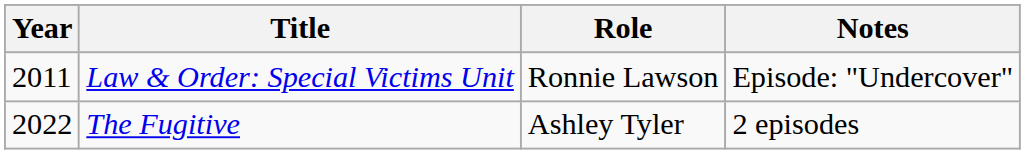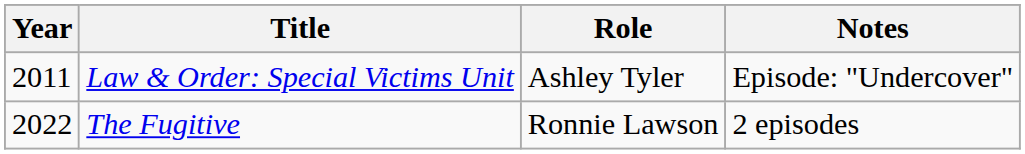(623, 76) Ronnie Lawson -> (606, 76) Ashley Tyler
(606, 124) Ashley Tyler -> (623, 124) Ronnie Lawson
